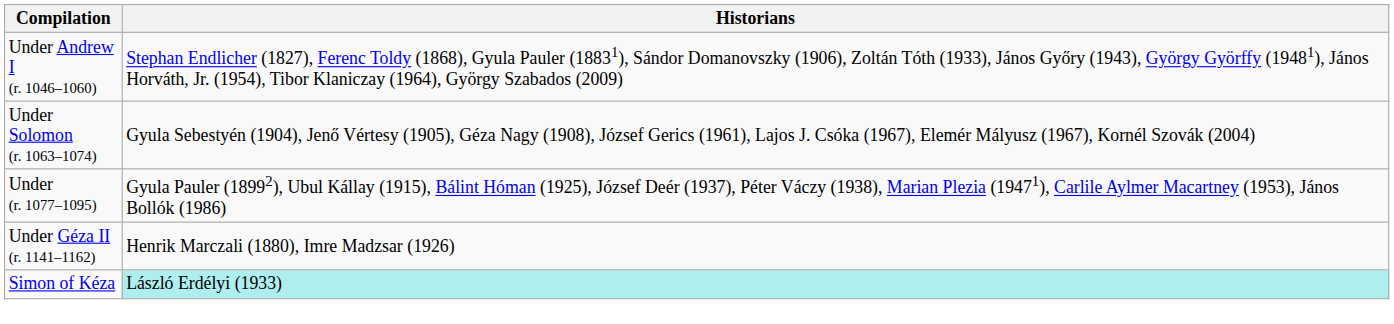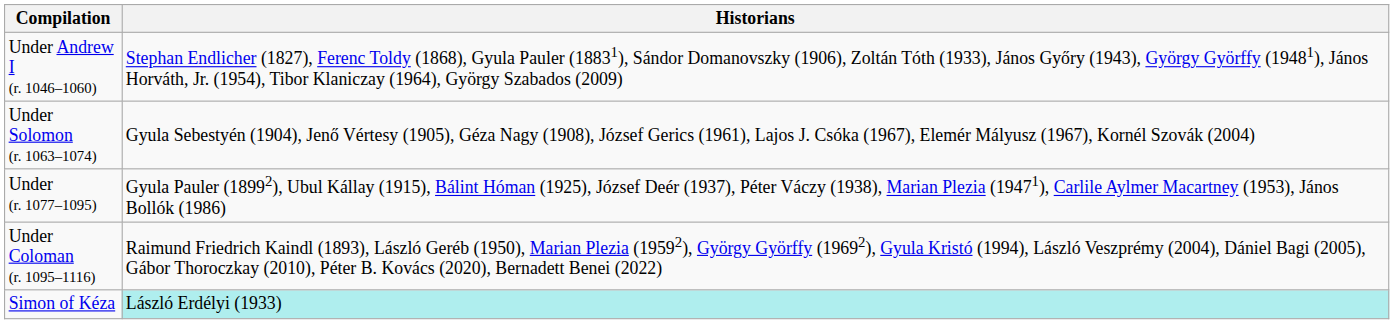+ row: (52, 255)
- row: (59, 245)
